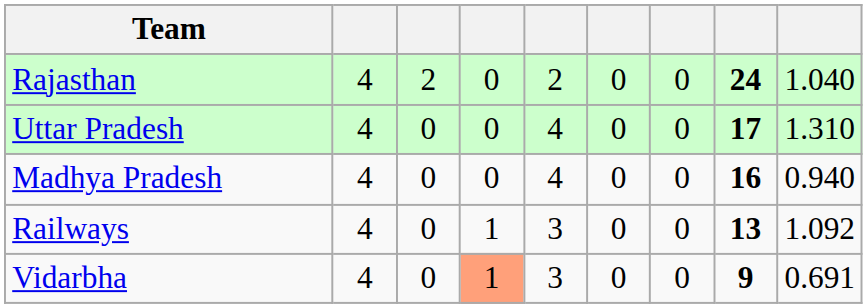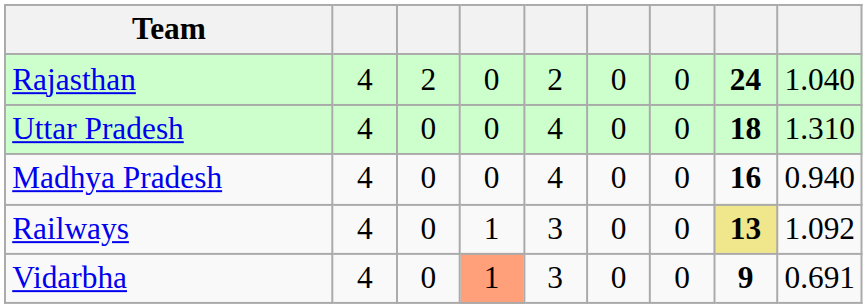(745, 128) 17 -> (745, 128) 18
(745, 228) no background -> (745, 228) khaki background
